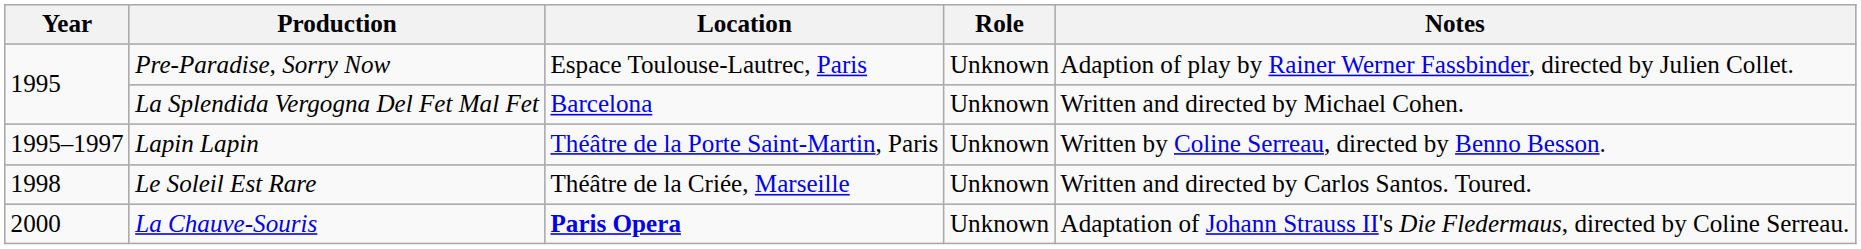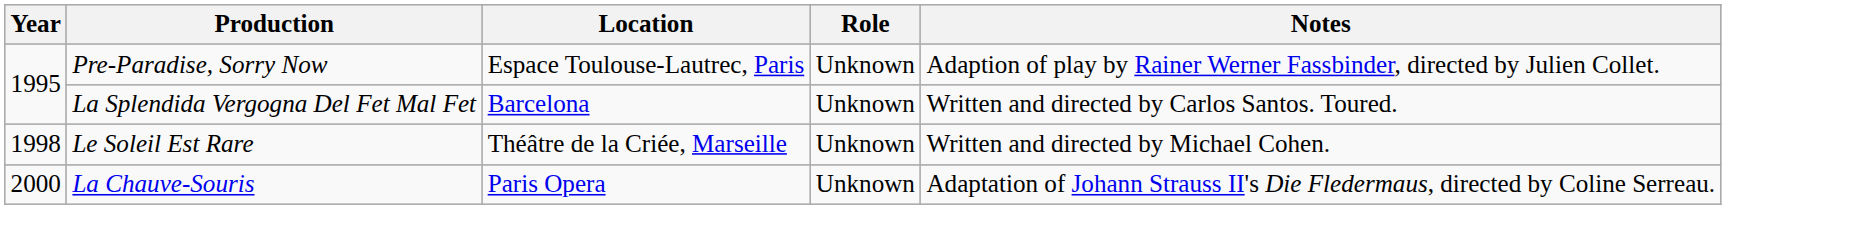(1262, 104) Written and directed by Michael Cohen. -> (1162, 104) Written and directed by Carlos Santos. Toured.
- row: (197, 143)
(1296, 183) Written and directed by Carlos Santos. Toured. -> (1128, 143) Written and directed by Michael Cohen.
(616, 223) bold -> (547, 183) normal
